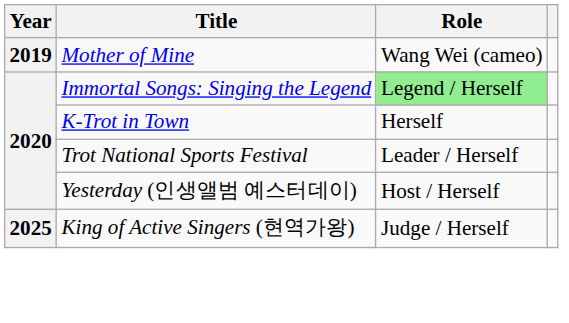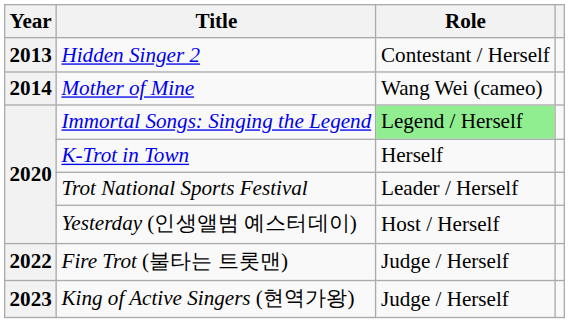+ row: (131, 54)
(31, 54) 2019 -> (31, 88) 2014
+ row: (175, 260)
(31, 228) 2025 -> (31, 299) 2023
